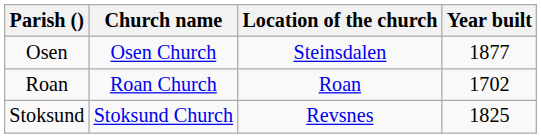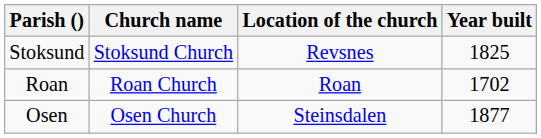rows swapped: (47, 52) <-> (47, 116)
